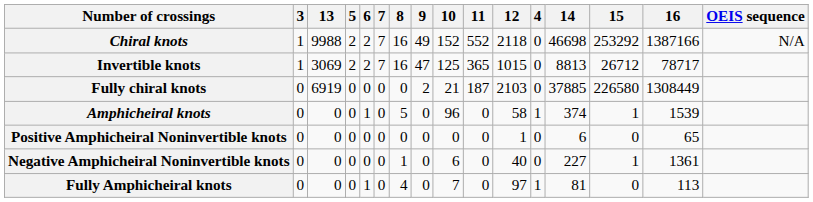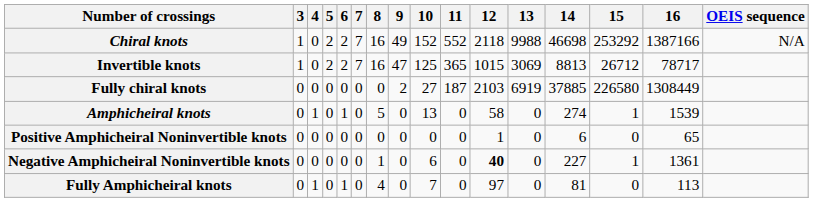columns swapped: (538, 16) <-> (326, 16)
(452, 88) 21 -> (429, 88) 27
(452, 112) 96 -> (429, 112) 13
(575, 112) 374 -> (575, 112) 274
(519, 161) normal -> (496, 161) bold
